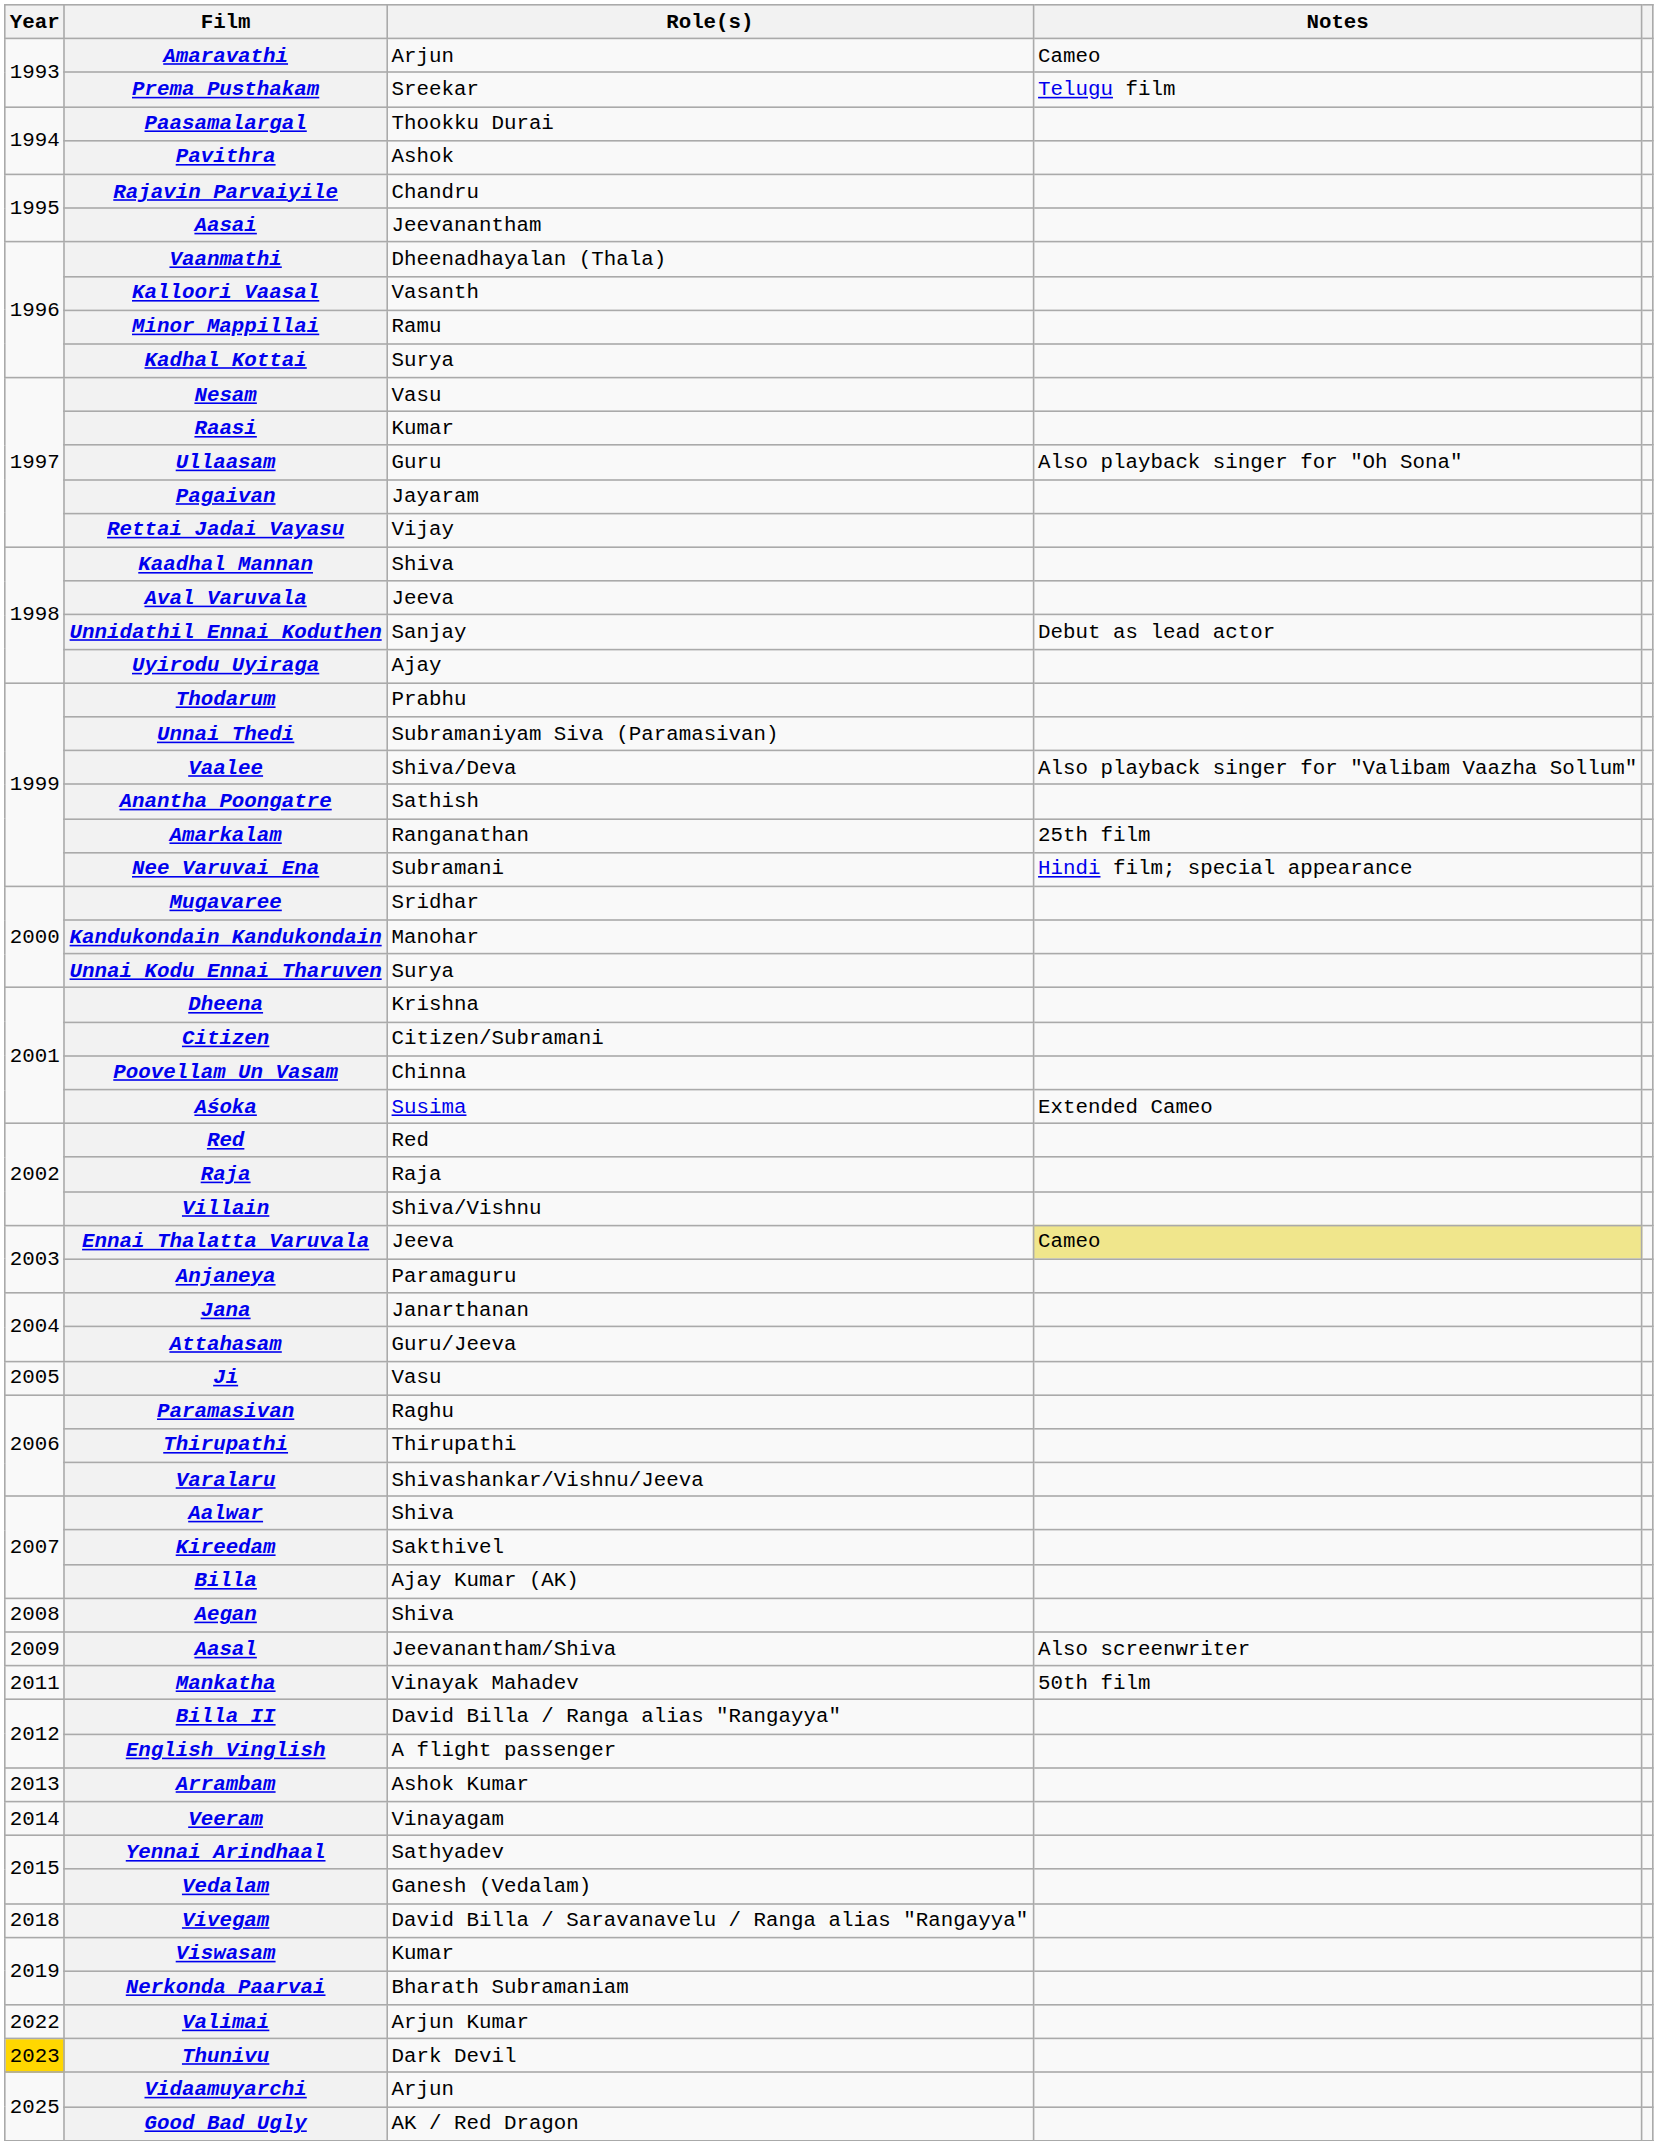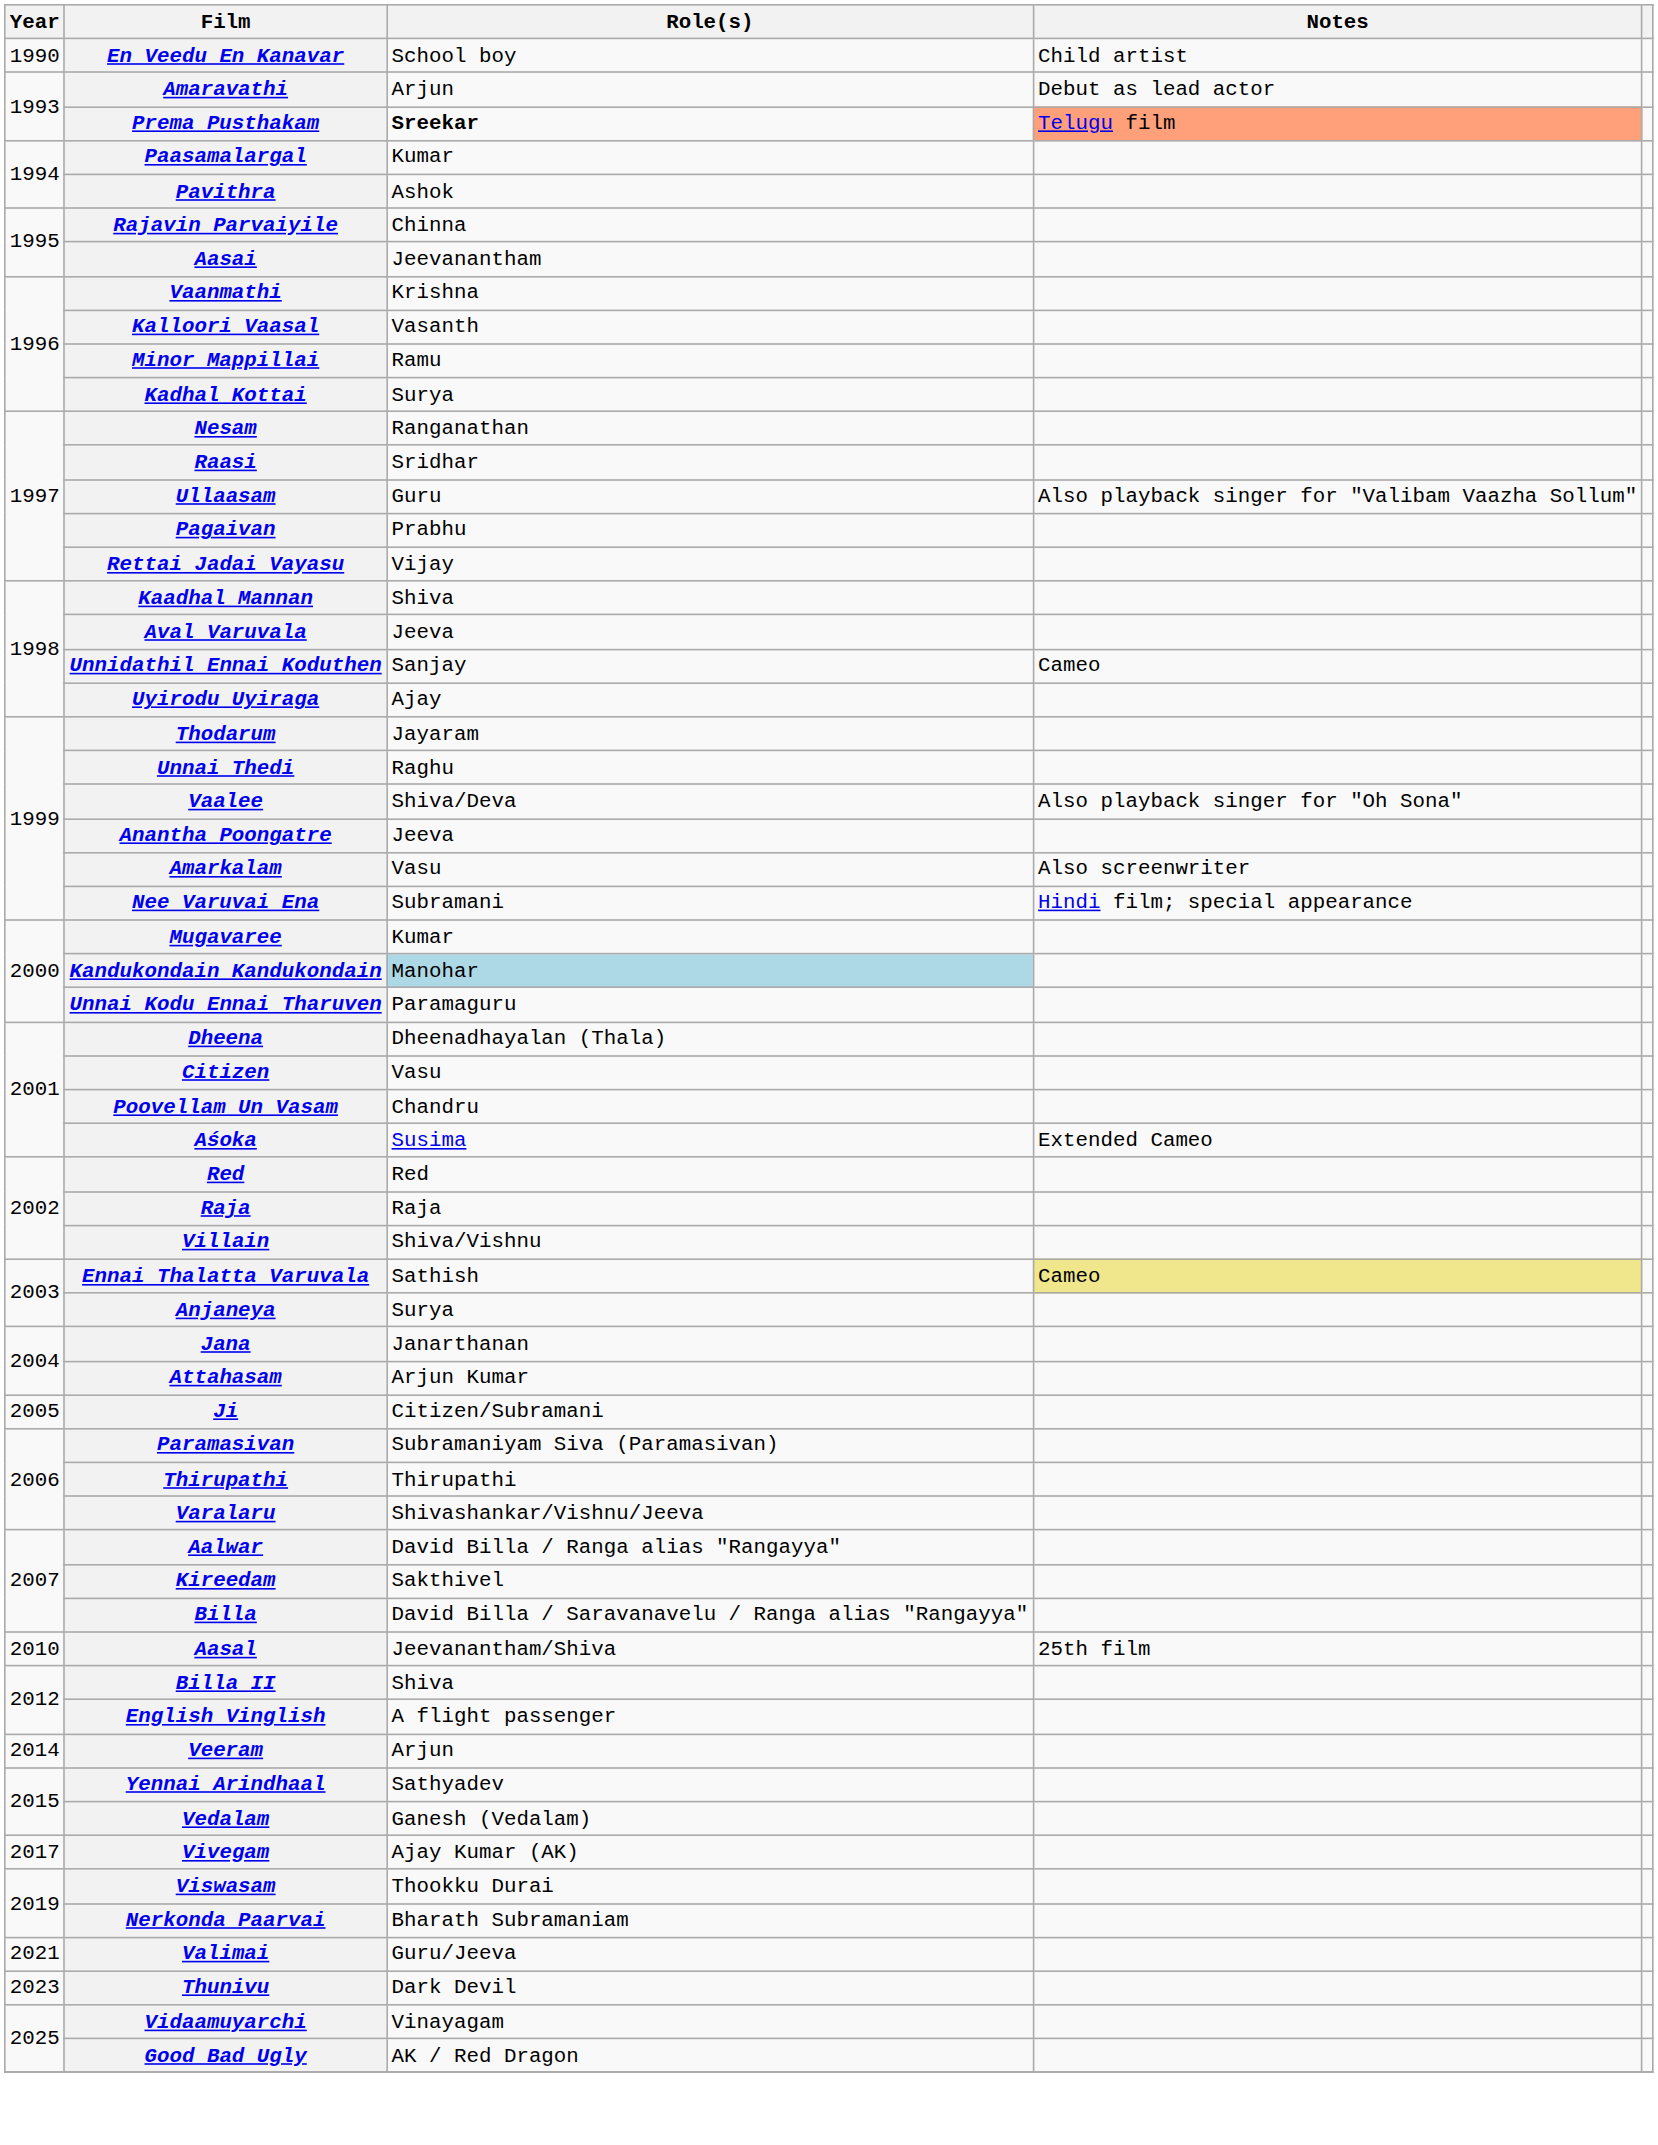+ row: (226, 56)
(1069, 56) Cameo -> (1157, 90) Debut as lead actor
(435, 90) normal -> (435, 123) bold
(1107, 90) no background -> (1107, 123) lightsalmon background
(473, 123) Thookku Durai -> (423, 157) Kumar
(435, 191) Chandru -> (429, 225) Chinna
(529, 259) Dheenadhayalan (Thala) -> (435, 293) Krishna
(417, 395) Vasu -> (460, 429) Ranganathan
(423, 429) Kumar -> (435, 462) Sridhar
(1250, 462) Also playback singer for "Oh Sona" -> (1338, 496) Also playback singer for "Valibam Vaazha Sollum"
(435, 496) Jayaram -> (429, 530) Prabhu
(1157, 632) Debut as lead actor -> (1069, 666) Cameo
(429, 700) Prabhu -> (435, 734) Jayaram
(585, 734) Subramaniyam Siva (Paramasivan) -> (423, 768) Raghu
(1338, 768) Also playback singer for "Valibam Vaazha Sollum" -> (1250, 801) Also playback singer for "Oh Sona"
(435, 801) Sathish -> (423, 835) Jeeva
(460, 835) Ranganathan -> (417, 869) Vasu
(1094, 835) 25th film -> (1144, 869) Also screenwriter
(435, 903) Sridhar -> (423, 937) Kumar
(435, 937) no background -> (435, 971) lightblue background
(423, 971) Surya -> (454, 1005) Paramaguru
(435, 1005) Krishna -> (529, 1039) Dheenadhayalan (Thala)
(498, 1039) Citizen/Subramani -> (417, 1073) Vasu
(429, 1073) Chinna -> (435, 1107) Chandru
(423, 1242) Jeeva -> (435, 1276) Sathish
(454, 1276) Paramaguru -> (423, 1310) Surya
(454, 1344) Guru/Jeeva -> (460, 1378) Arjun Kumar
(417, 1378) Vasu -> (498, 1412) Citizen/Subramani
(423, 1412) Raghu -> (585, 1446) Subramaniyam Siva (Paramasivan)
(423, 1513) Shiva -> (616, 1547) David Billa / Ranga alias "Rangayya"
(485, 1581) Ajay Kumar (AK) -> (710, 1615) David Billa / Saravanavelu / Ranga alias "Rangayya"
- row: (226, 1615)
(35, 1649) 2009 -> (35, 1649) 2010
(1144, 1649) Also screenwriter -> (1094, 1649) 25th film
- row: (226, 1683)
(616, 1717) David Billa / Ranga alias "Rangayya" -> (423, 1683) Shiva
- row: (226, 1785)
(448, 1818) Vinayagam -> (423, 1751) Arjun
(35, 1920) 2018 -> (35, 1852) 2017
(710, 1920) David Billa / Saravanavelu / Ranga alias "Rangayya" -> (485, 1852) Ajay Kumar (AK)
(423, 1954) Kumar -> (473, 1886) Thookku Durai
(35, 2022) 2022 -> (35, 1954) 2021
(460, 2022) Arjun Kumar -> (454, 1954) Guru/Jeeva
(35, 2056) gold background -> (35, 1988) no background
(423, 2090) Arjun -> (448, 2022) Vinayagam
